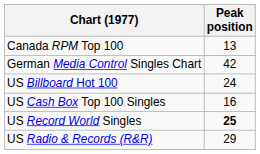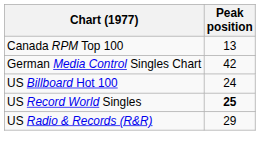- row: (86, 102)
